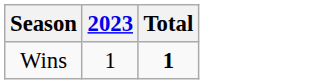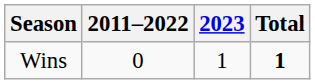+ column: (138, 23)
